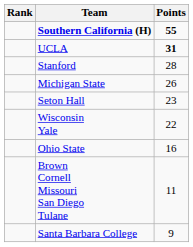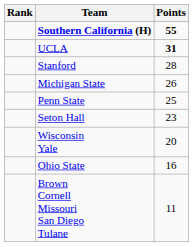+ row: (61, 100)
(171, 124) 22 -> (171, 142) 20
- row: (87, 232)
